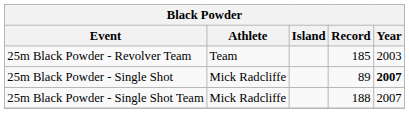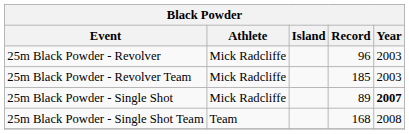+ row: (84, 56)
(223, 56) Team -> (248, 77) Mick Radcliffe
(248, 98) Mick Radcliffe -> (223, 119) Team
(361, 98) 188 -> (361, 119) 168
(389, 98) 2007 -> (389, 119) 2008
